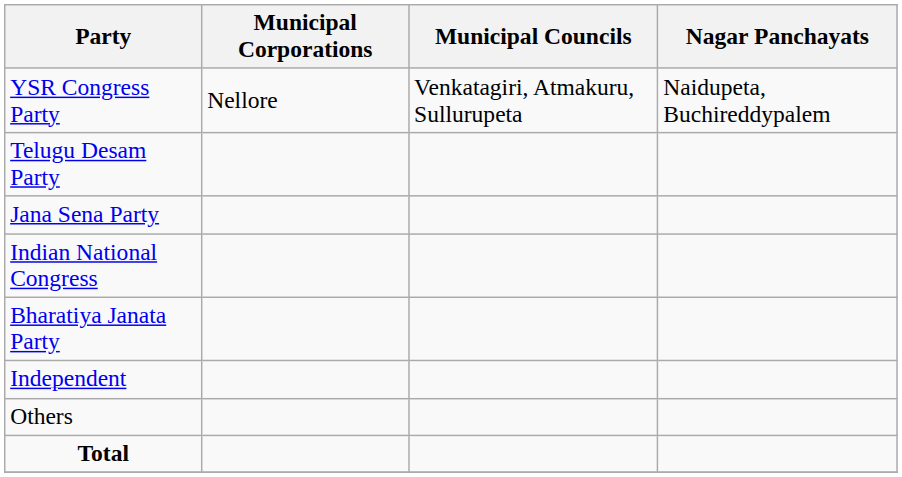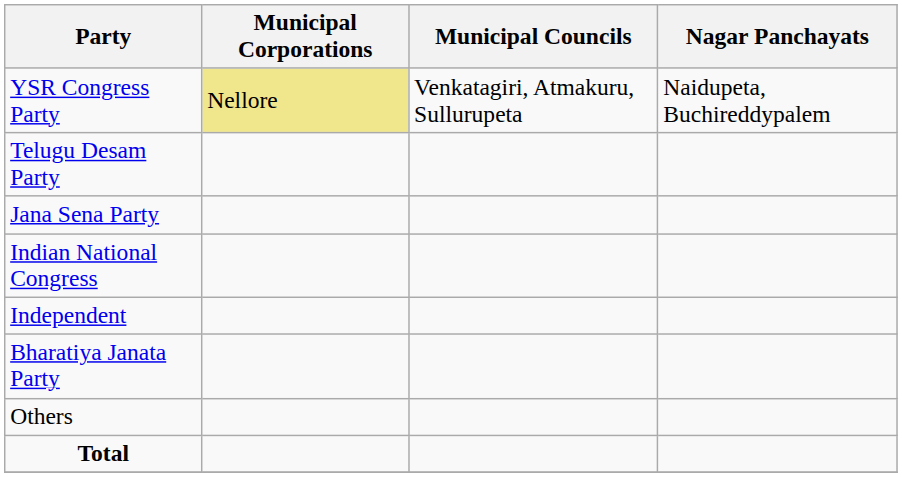(242, 100) no background -> (242, 100) khaki background
rows swapped: (88, 328) <-> (68, 379)
